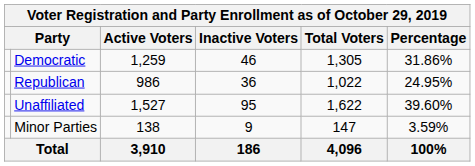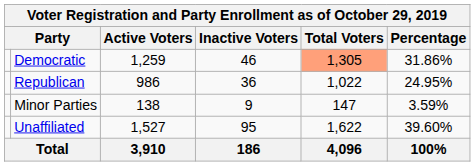(344, 60) no background -> (344, 60) lightsalmon background
rows swapped: (49, 104) <-> (56, 127)
